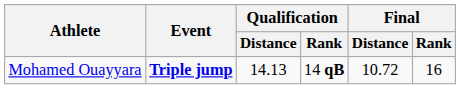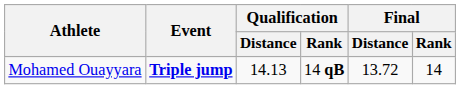(380, 70) 10.72 -> (380, 70) 13.72
(434, 70) 16 -> (434, 70) 14
